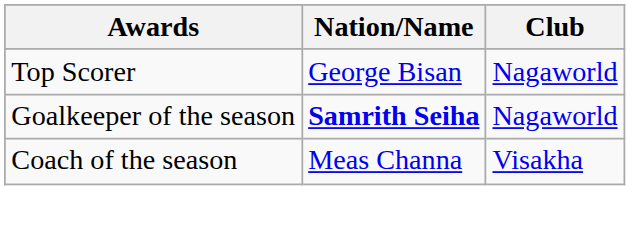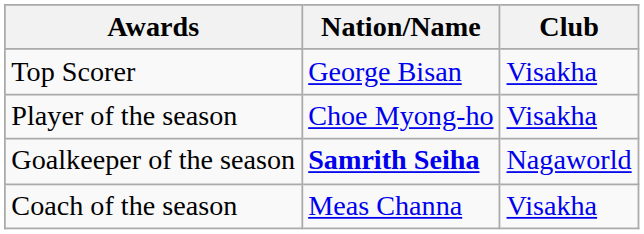(555, 71) Nagaworld -> (552, 71) Visakha
+ row: (124, 116)
